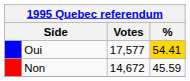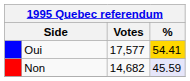(127, 68) 14,672 -> (127, 68) 14,682
(167, 68) no background -> (167, 68) lavender background
